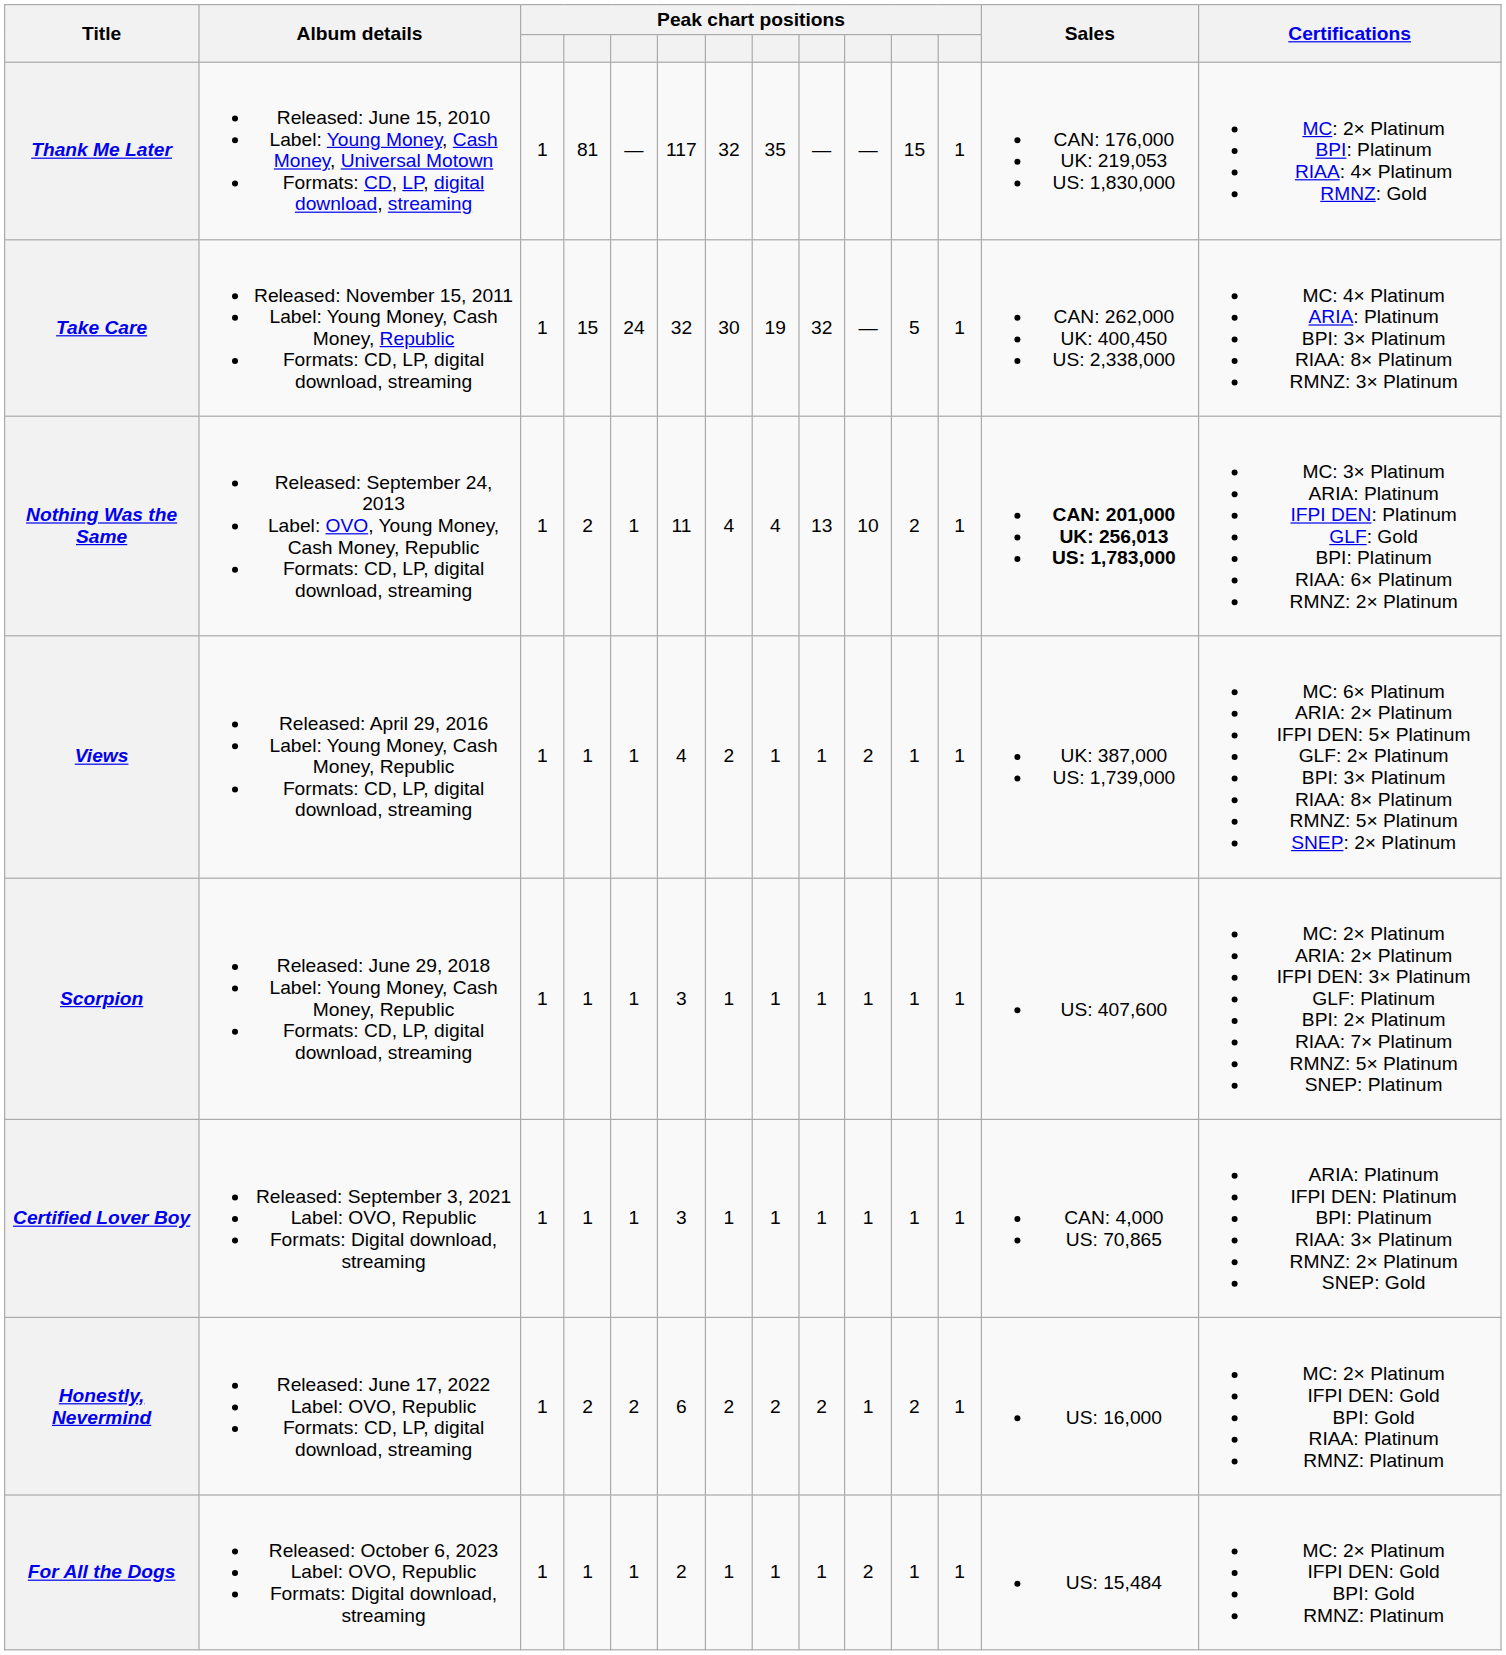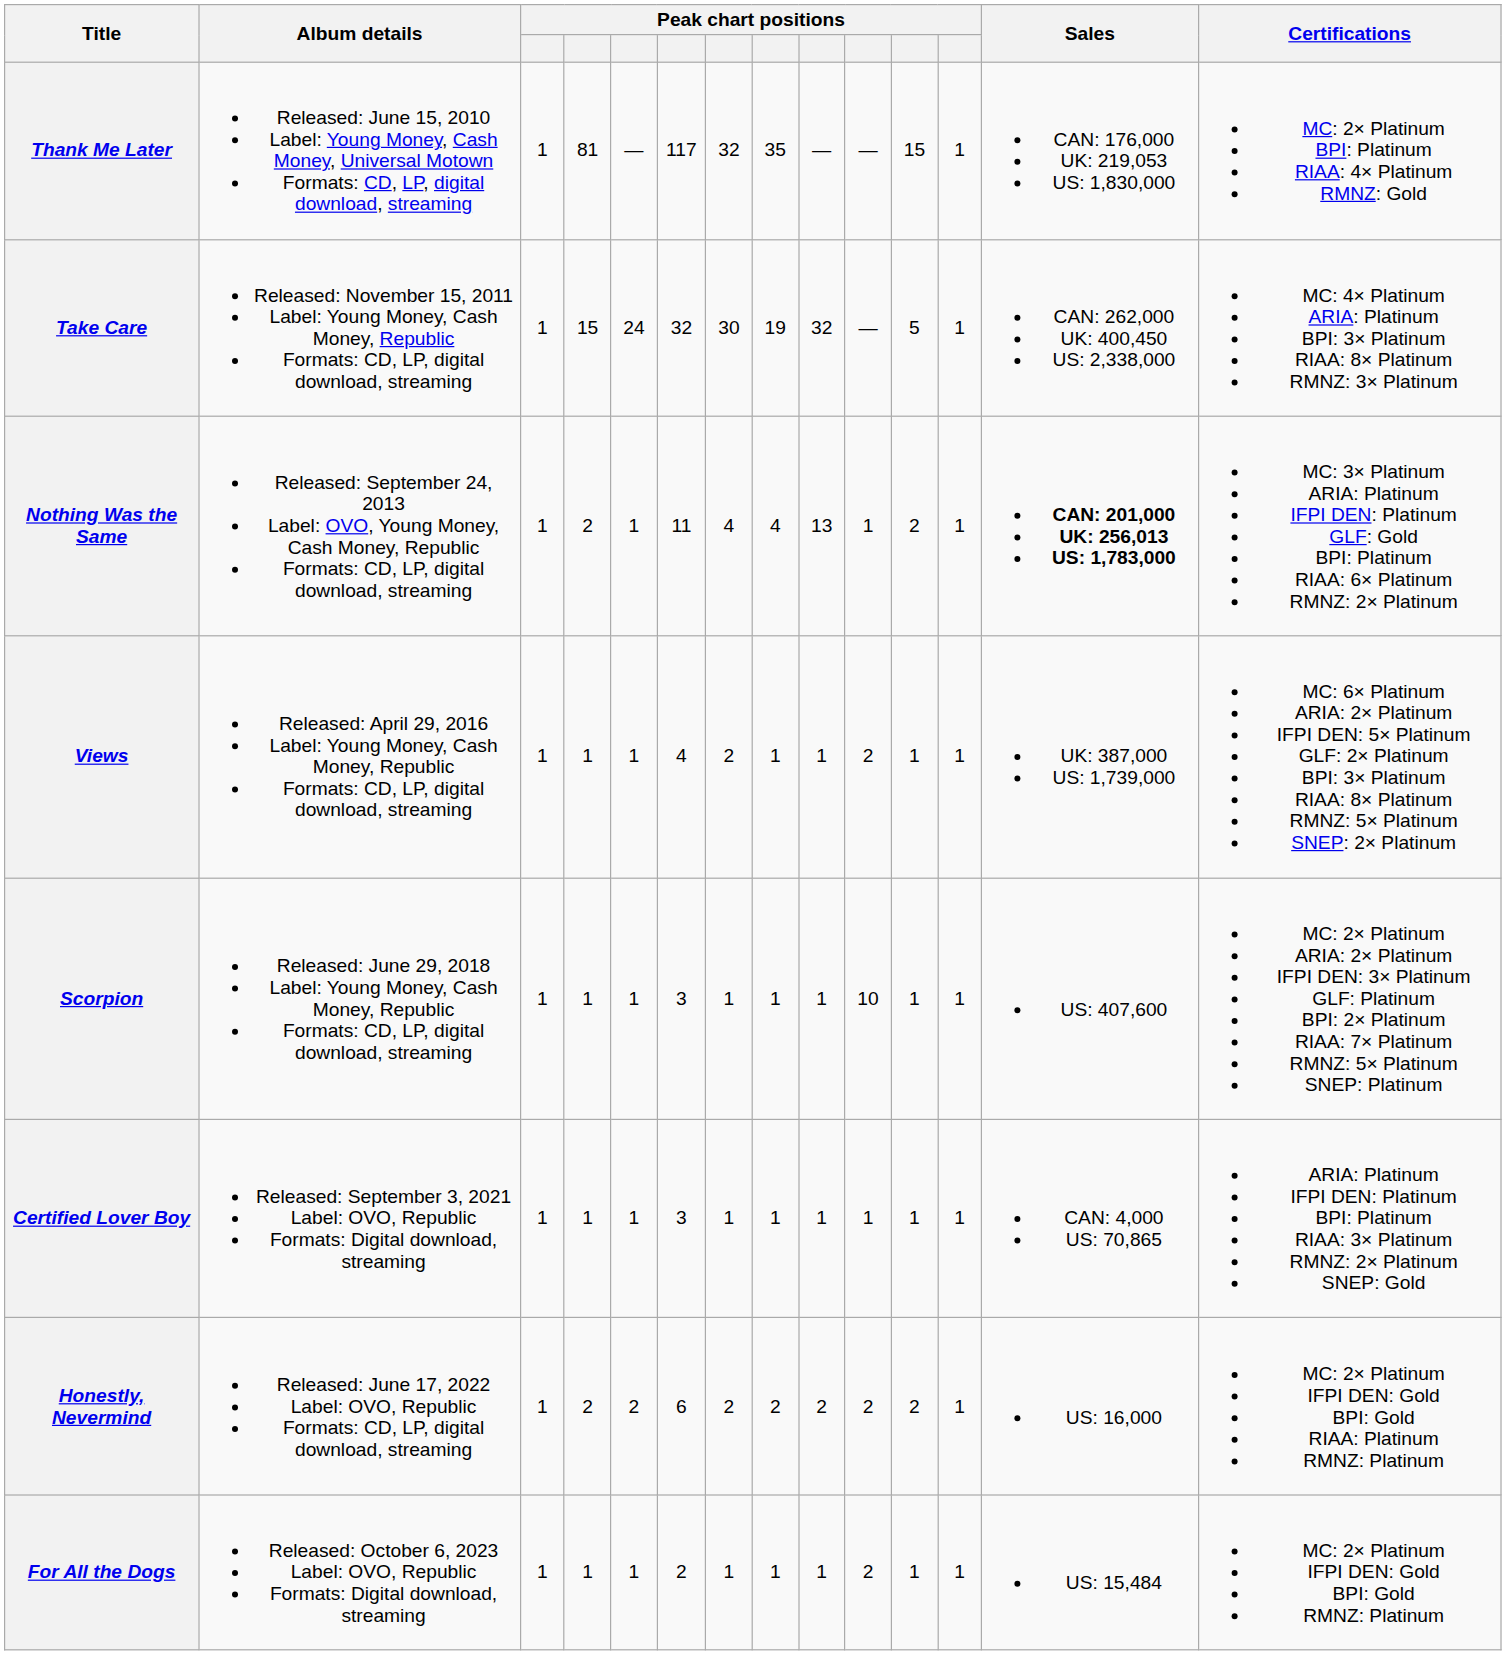(868, 525) 10 -> (868, 525) 1
(868, 998) 1 -> (868, 998) 10
(868, 1406) 1 -> (868, 1406) 2
